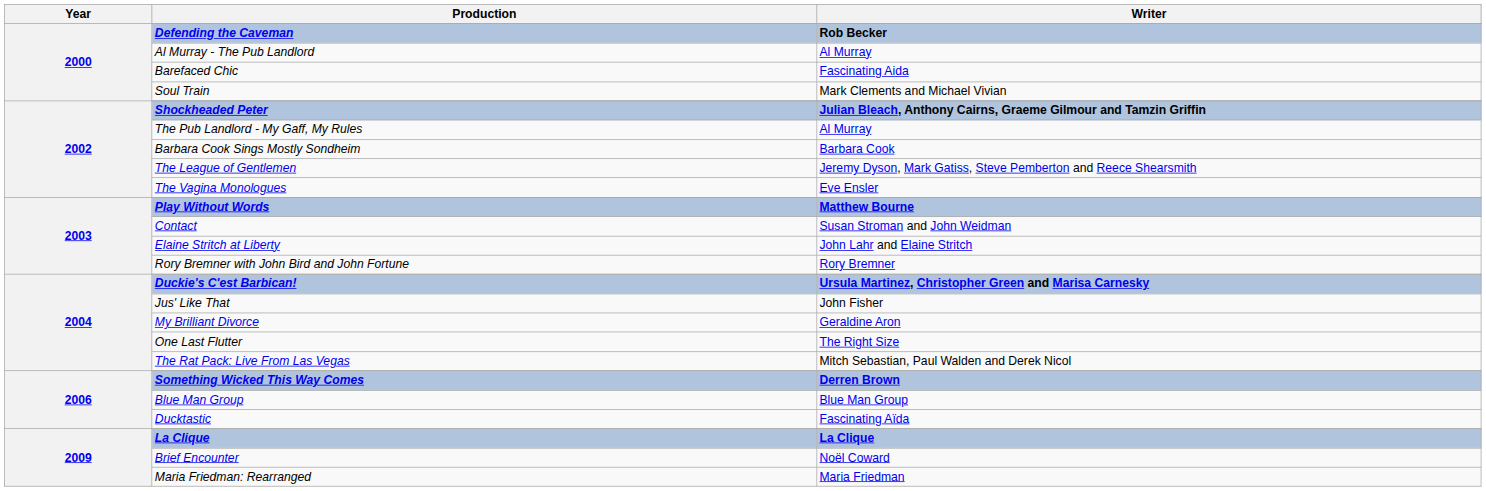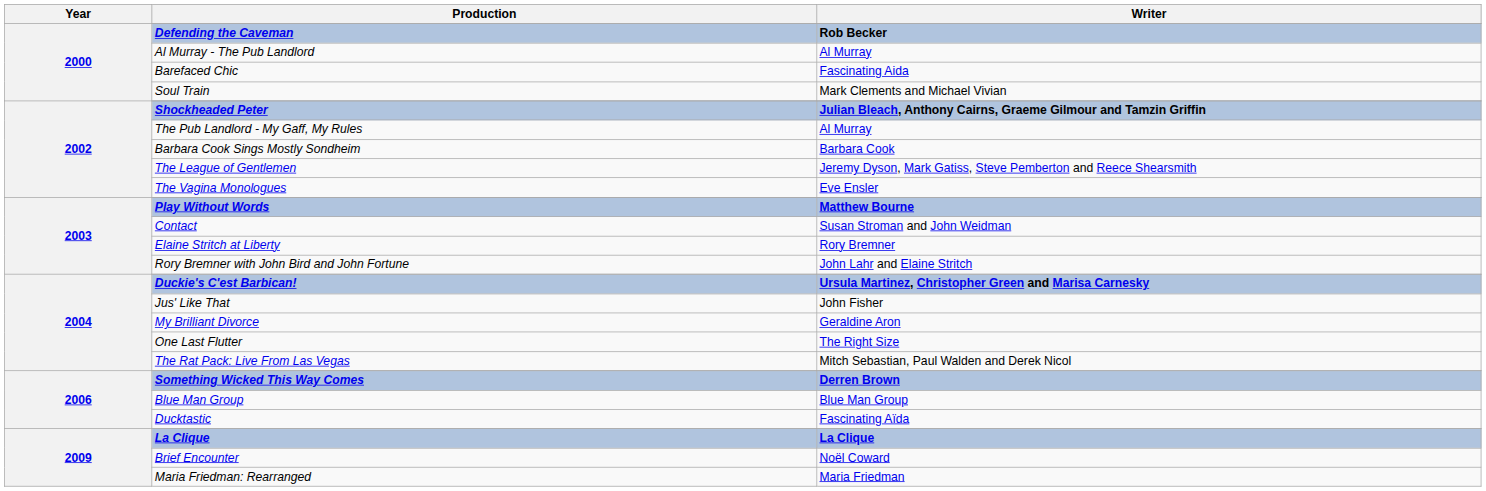(896, 245) John Lahr and Elaine Stritch -> (857, 245) Rory Bremner
(857, 264) Rory Bremner -> (896, 264) John Lahr and Elaine Stritch
